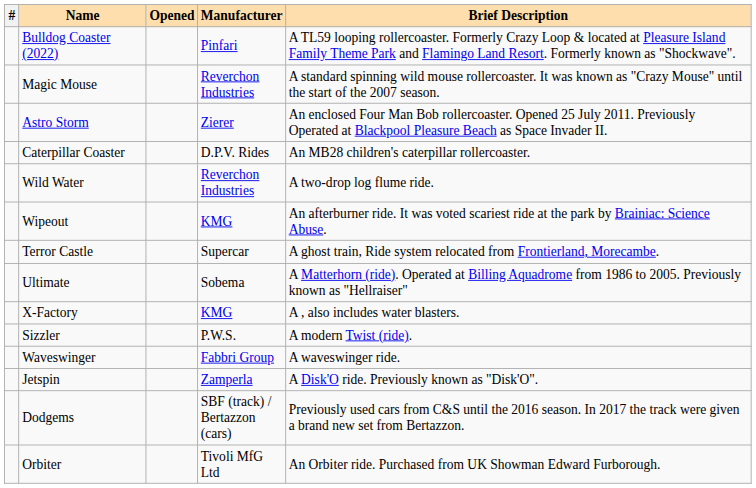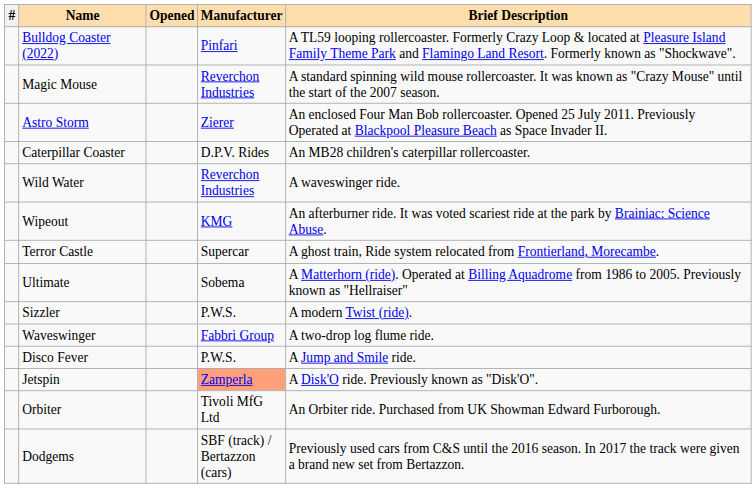(361, 183) A two-drop log flume ride. -> (344, 183) A waveswinger ride.
- row: (50, 312)
(344, 357) A waveswinger ride. -> (361, 335) A two-drop log flume ride.
+ row: (55, 357)
(227, 379) no background -> (227, 379) lightsalmon background
rows swapped: (48, 417) <-> (42, 464)
